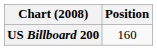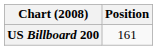(127, 34) 160 -> (127, 34) 161
